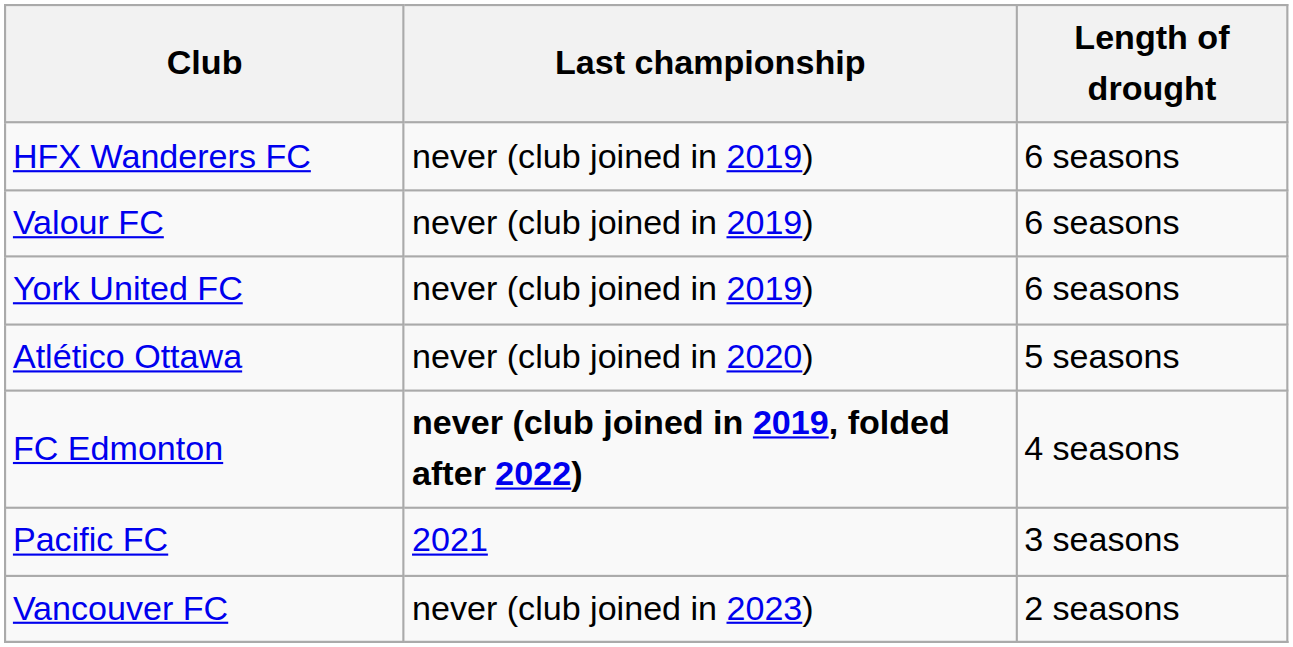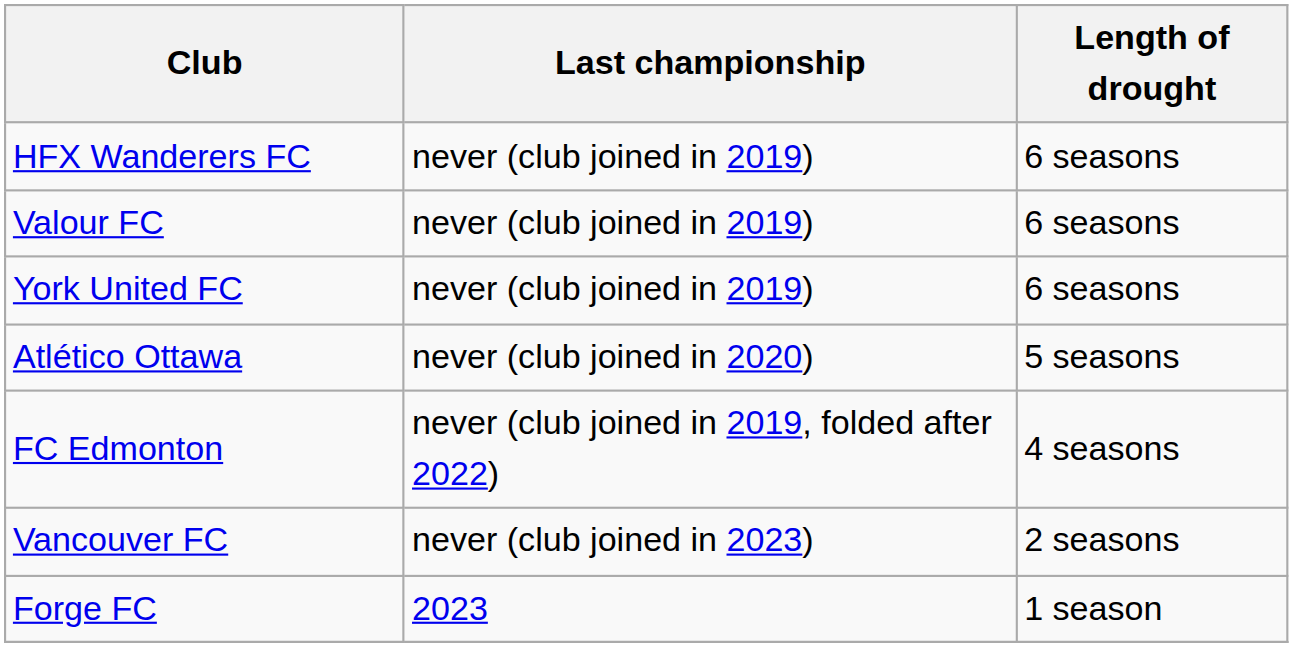(681, 448) bold -> (702, 448) normal
- row: (91, 541)
+ row: (85, 607)
